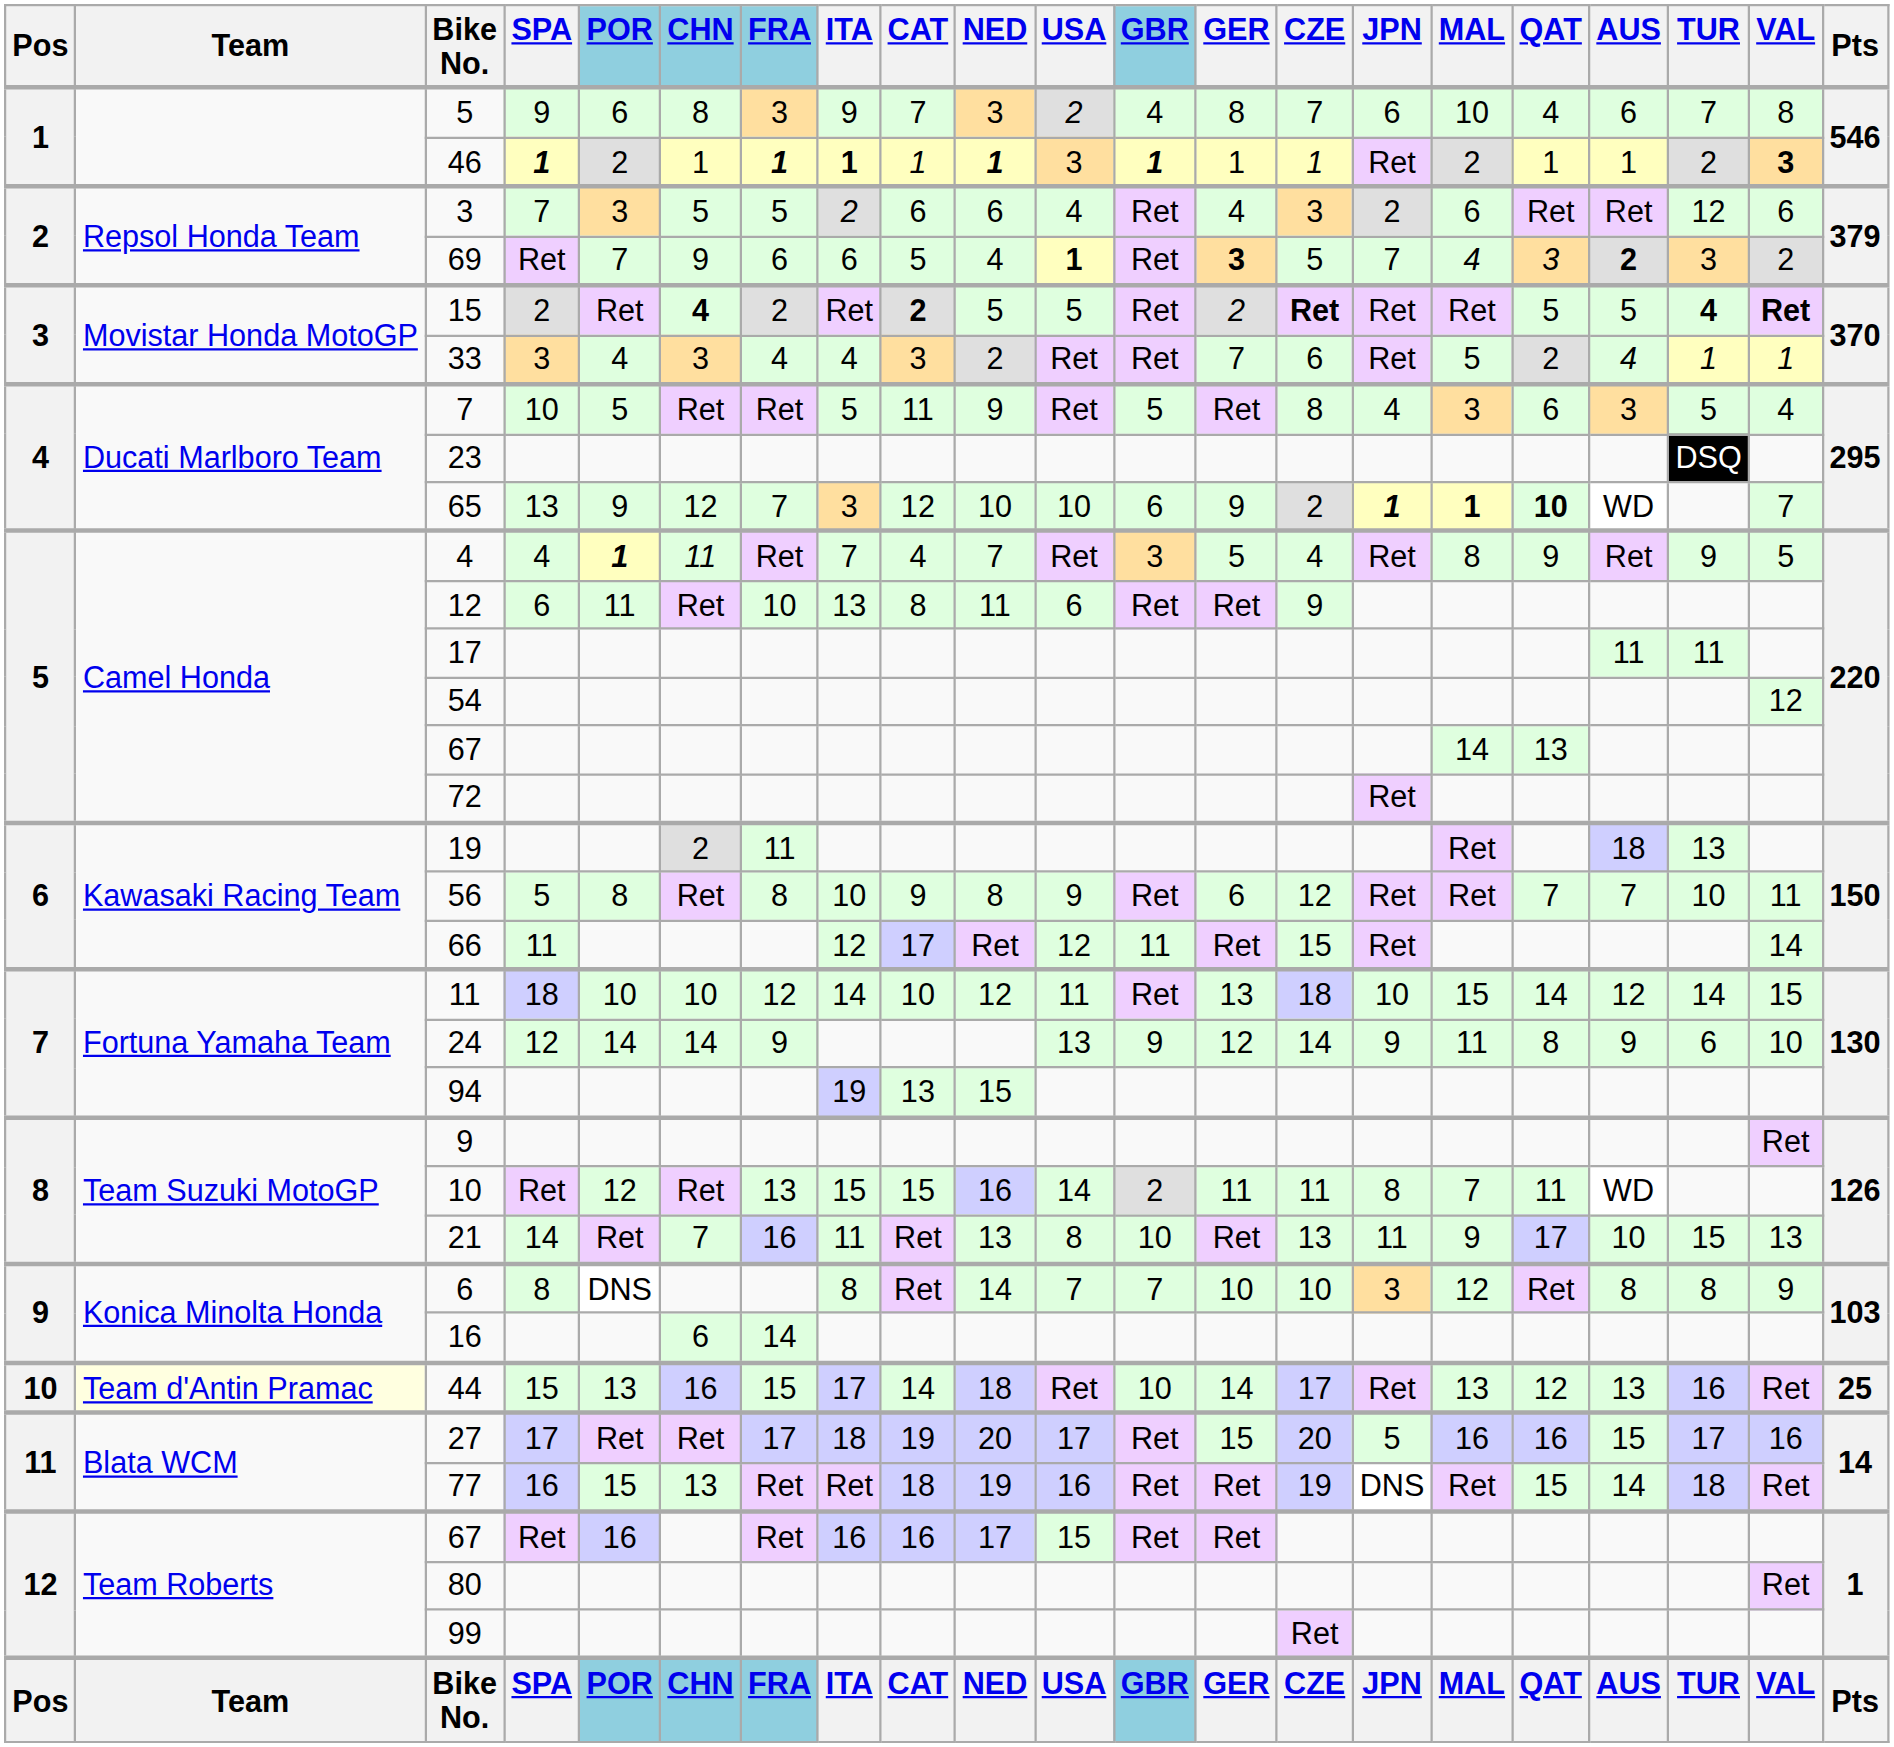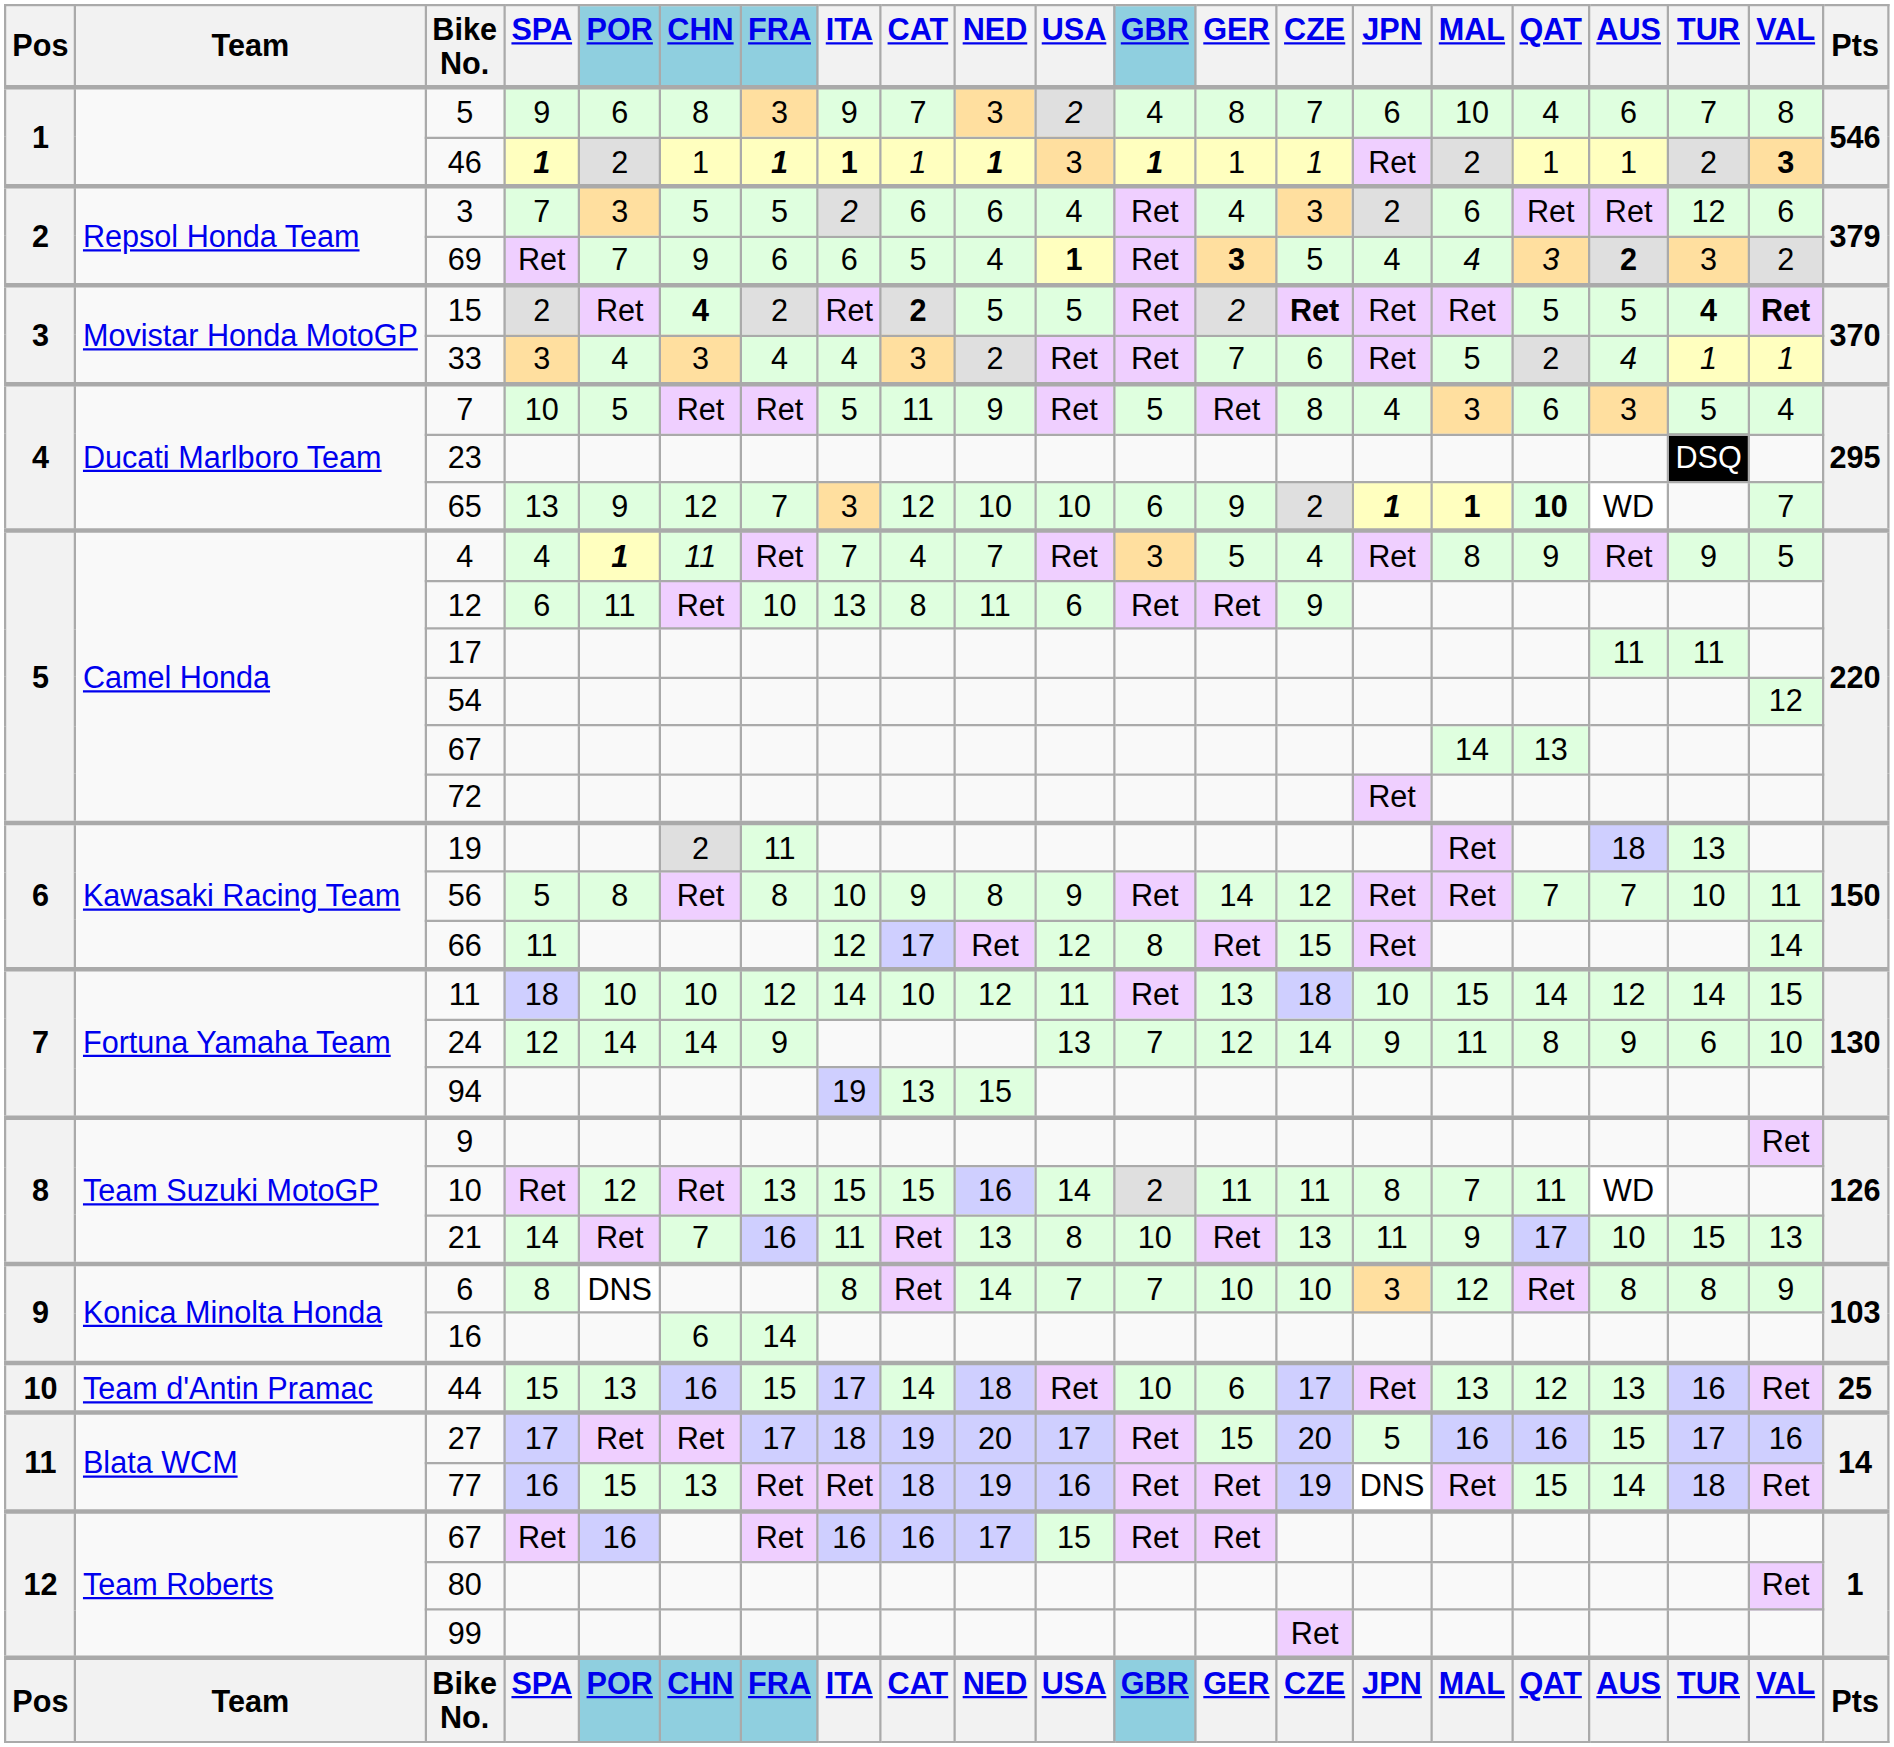(1392, 260) 7 -> (1392, 260) 4
(1236, 896) 6 -> (1236, 896) 14
(1155, 944) 11 -> (1155, 944) 8
(1155, 1043) 9 -> (1155, 1043) 7
(228, 1387) lightyellow background -> (228, 1387) no background
(1236, 1387) 14 -> (1236, 1387) 6
